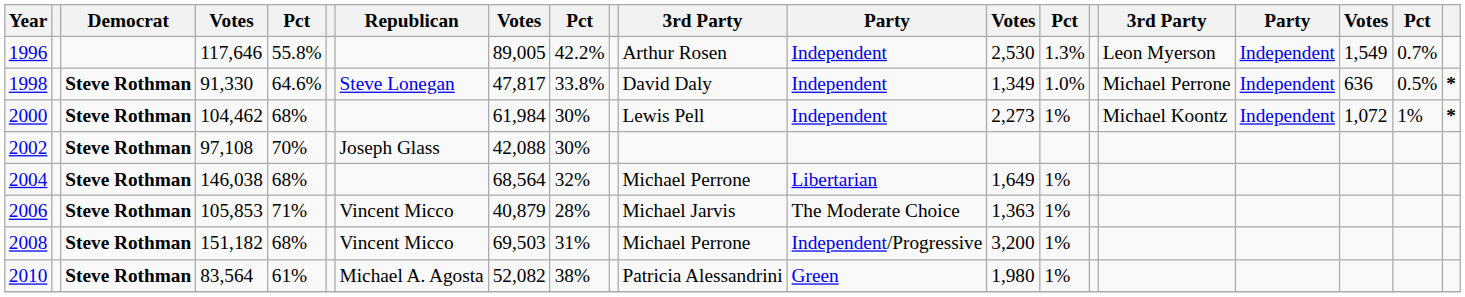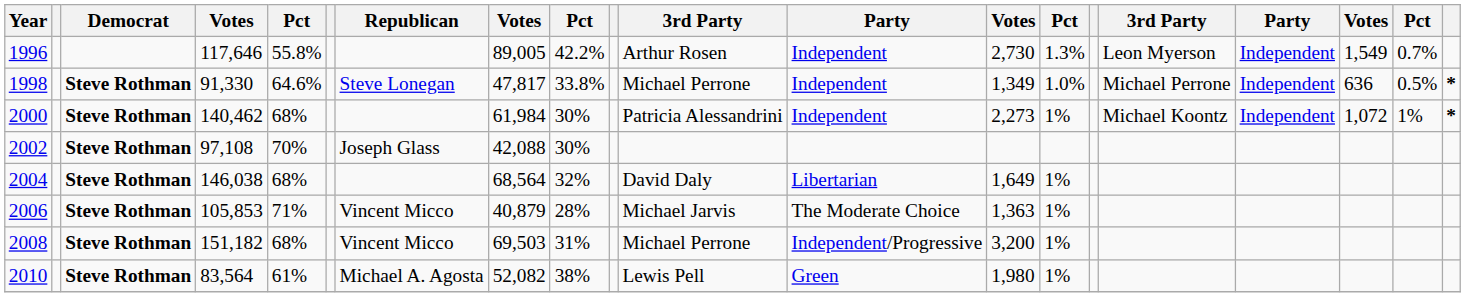(1013, 52) 2,530 -> (1013, 52) 2,730
(667, 84) David Daly -> (686, 84) Michael Perrone
(231, 115) 104,462 -> (231, 115) 140,462
(663, 115) Lewis Pell -> (703, 115) Patricia Alessandrini
(686, 179) Michael Perrone -> (667, 179) David Daly
(703, 275) Patricia Alessandrini -> (663, 275) Lewis Pell
